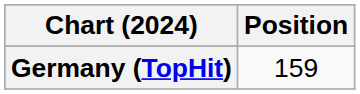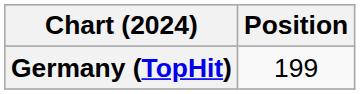(296, 67) 159 -> (296, 67) 199
